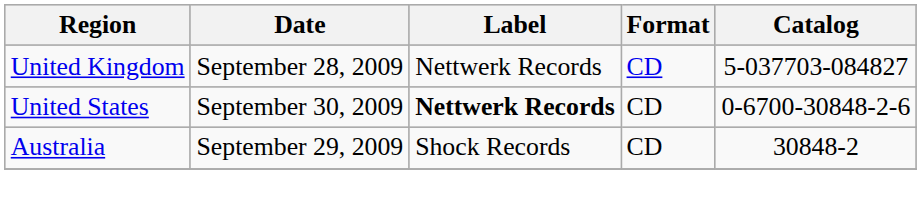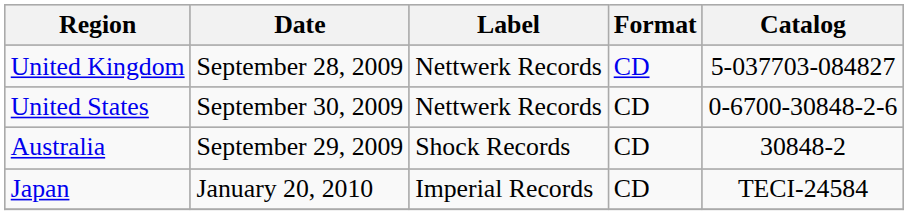(515, 106) bold -> (508, 106) normal
+ row: (40, 188)
